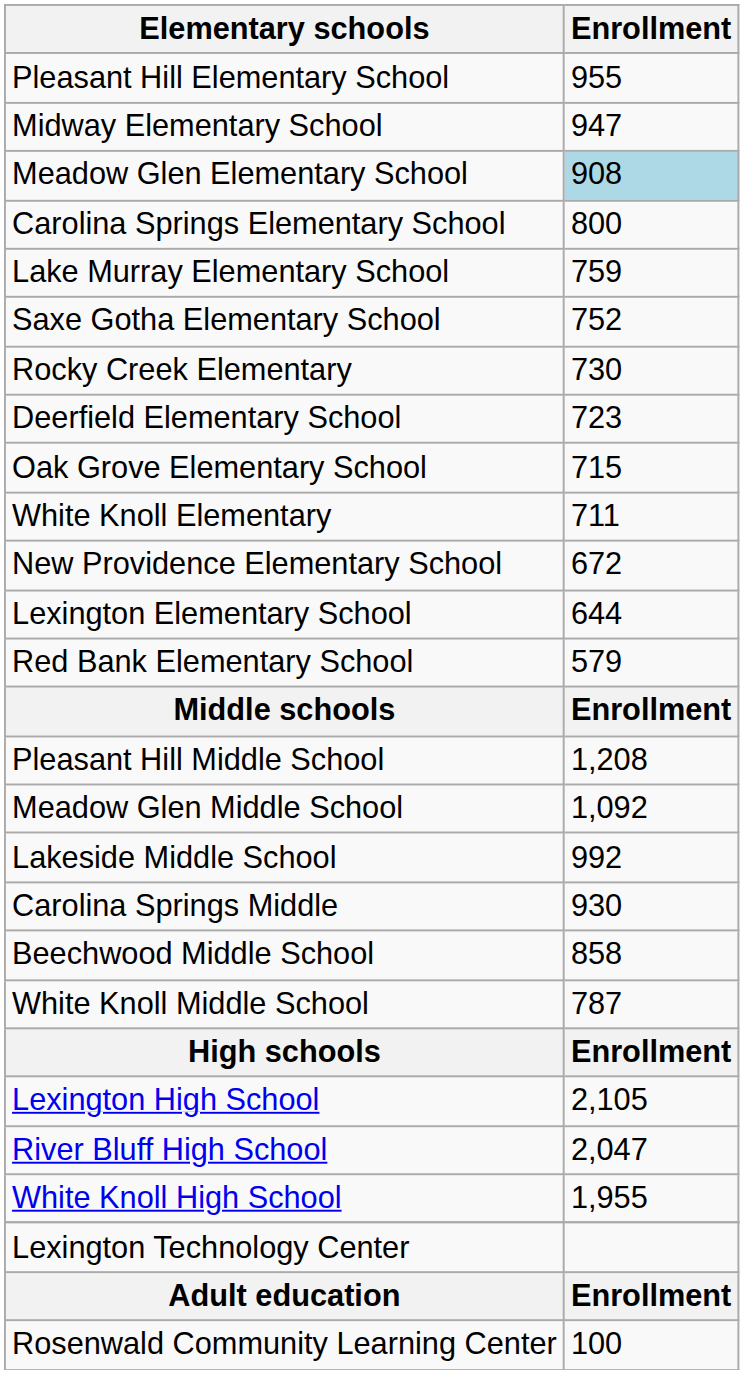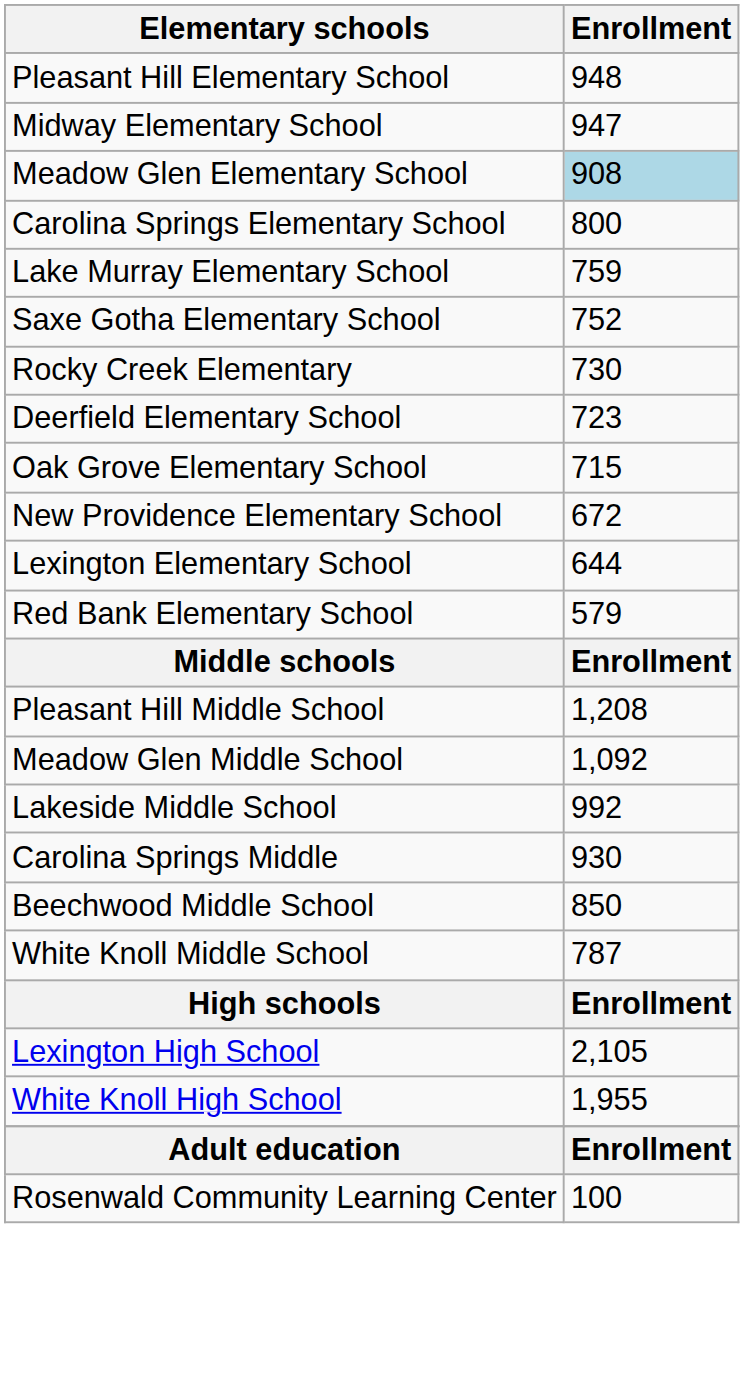(597, 77) 955 -> (597, 77) 948
- row: (172, 516)
(597, 954) 858 -> (597, 905) 850
- row: (170, 1149)
- row: (211, 1246)
